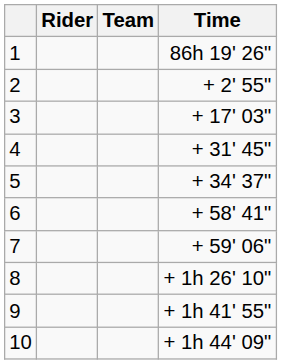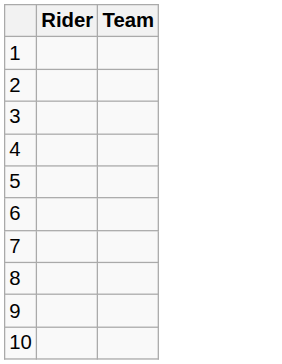- column: (217, 20)
